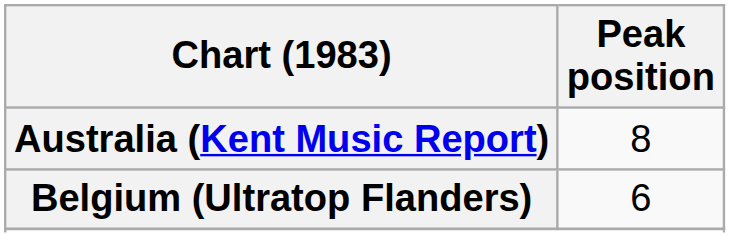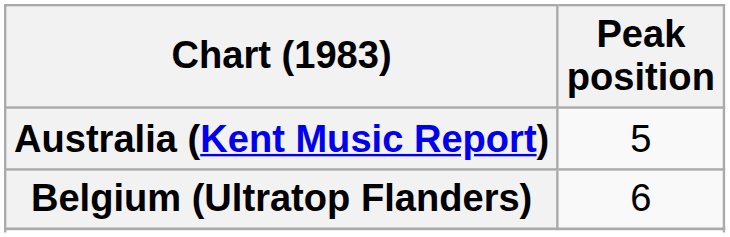(641, 137) 8 -> (641, 137) 5
